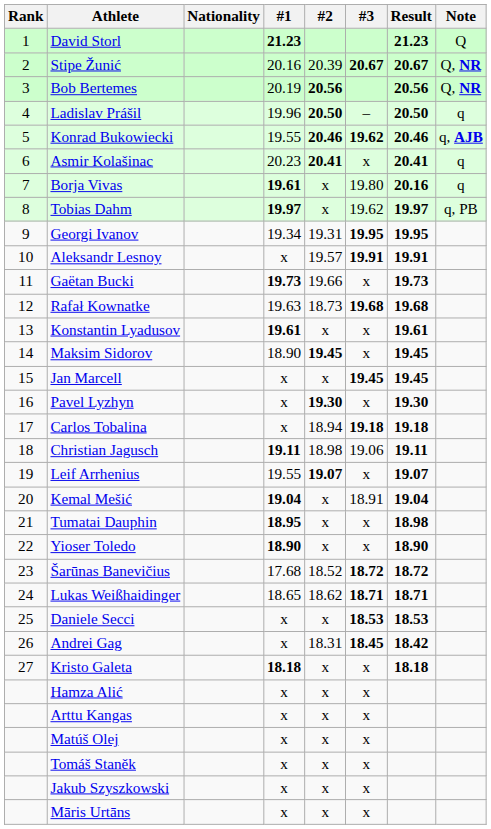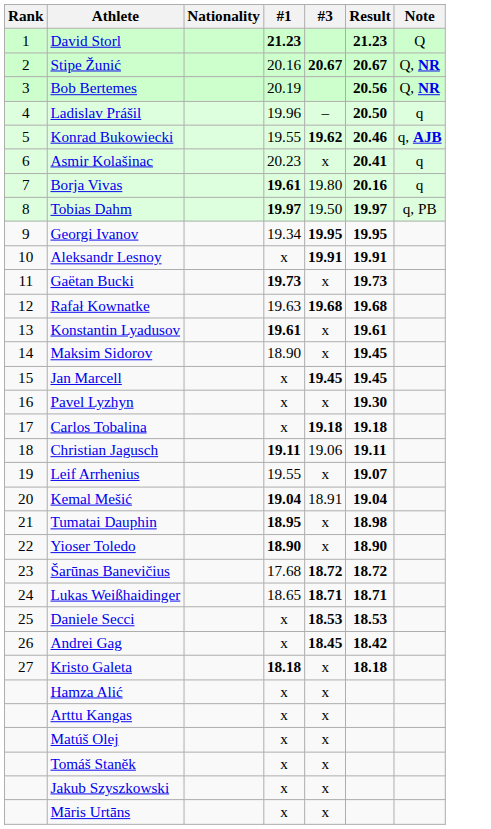- column: (325, 16)
(366, 209) 19.62 -> (325, 209) 19.50
